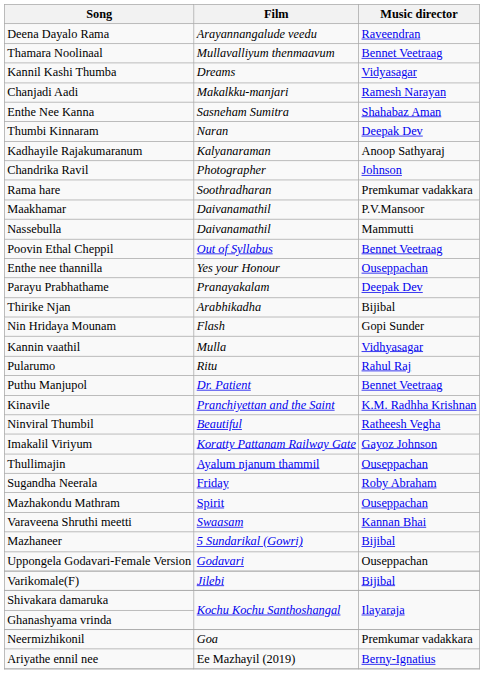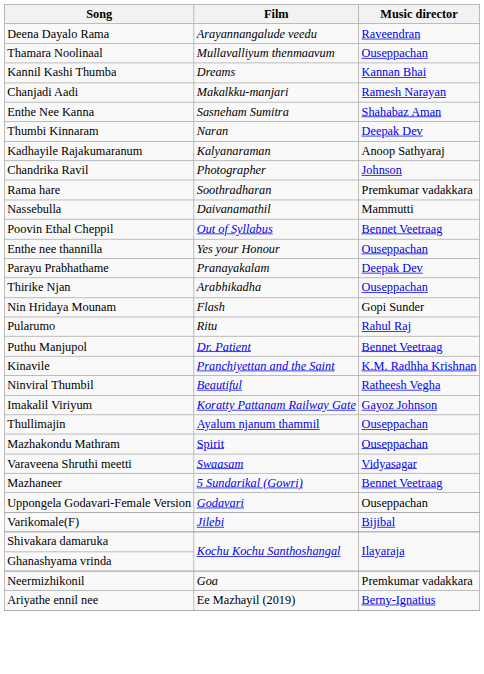(402, 53) Bennet Veetraag -> (395, 53) Ouseppachan
(389, 72) Vidyasagar -> (394, 72) Kannan Bhai
- row: (37, 209)
(378, 307) Bijibal -> (395, 287) Ouseppachan
- row: (44, 346)
- row: (52, 483)
(394, 522) Kannan Bhai -> (389, 463) Vidyasagar
(378, 541) Bijibal -> (402, 483) Bennet Veetraag
